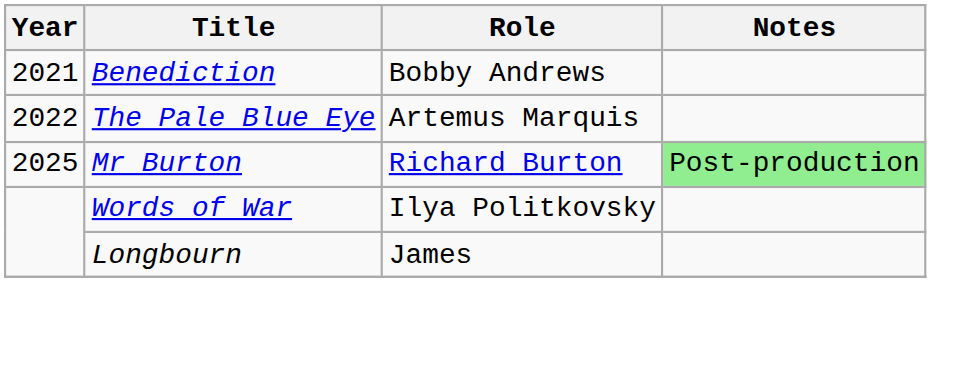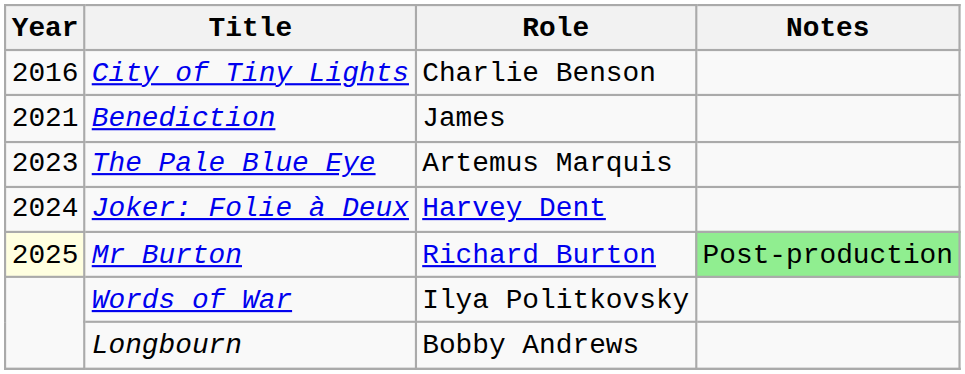+ row: (250, 73)
(497, 73) Bobby Andrews -> (464, 118) James
(45, 118) 2022 -> (45, 164) 2023
+ row: (250, 209)
(45, 164) no background -> (45, 254) lightyellow background
(431, 254) James -> (531, 345) Bobby Andrews
